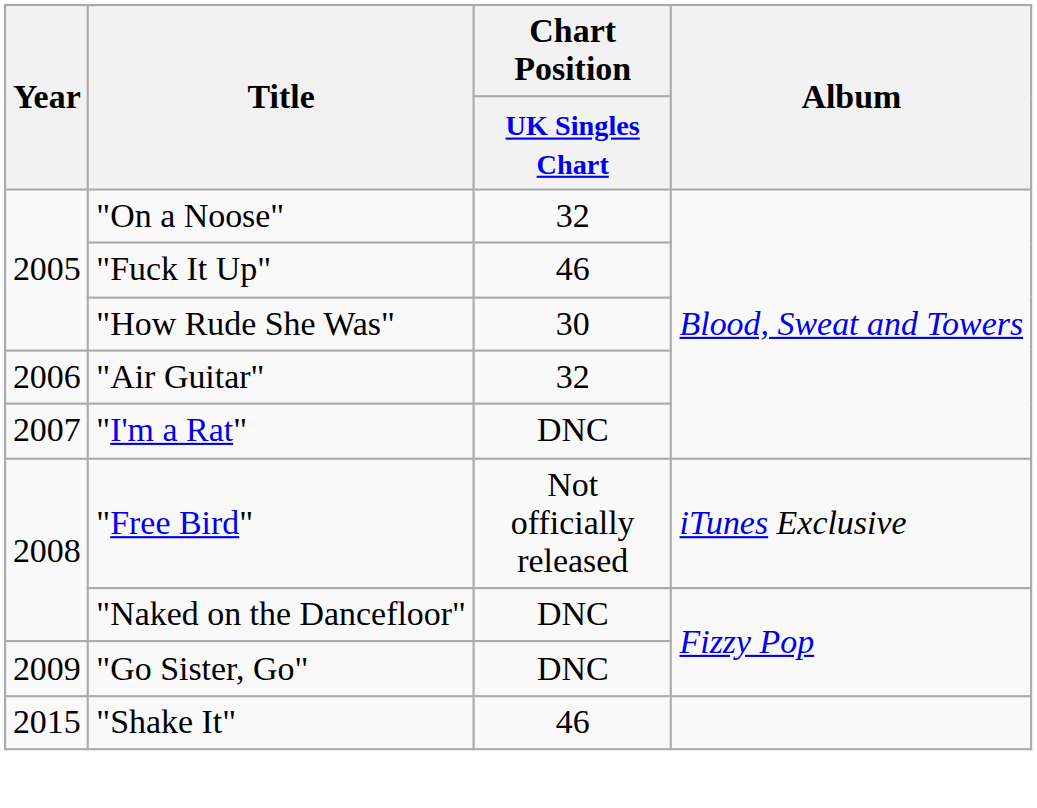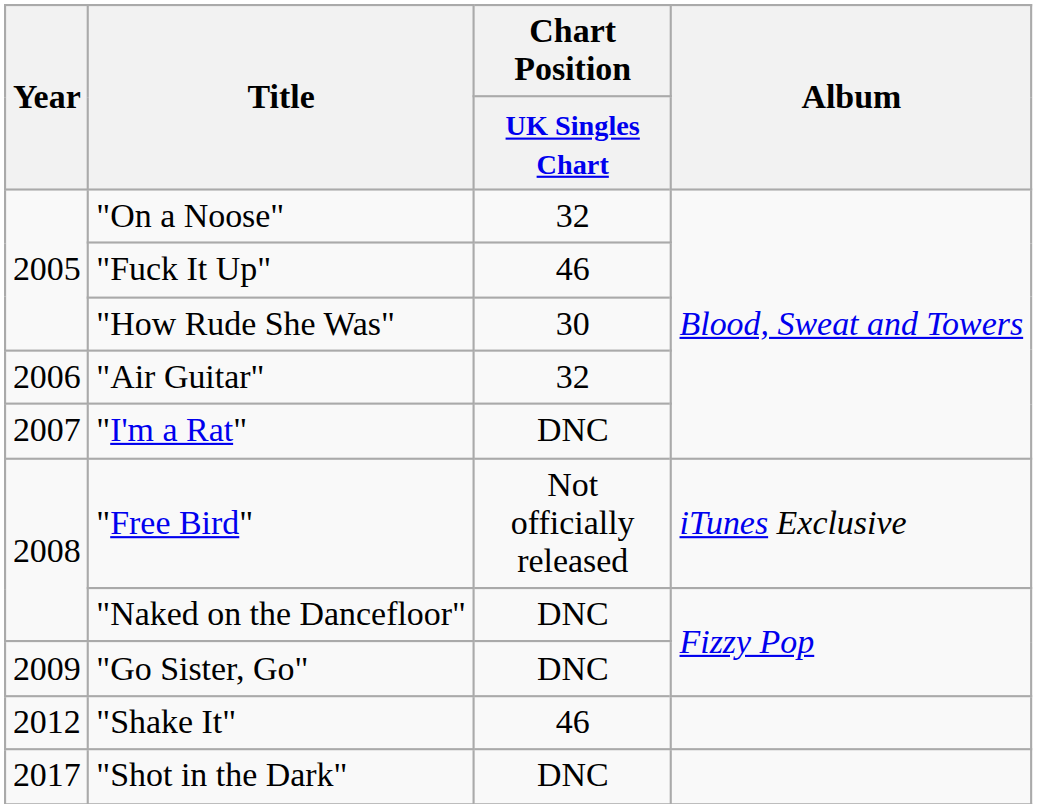(47, 721) 2015 -> (47, 721) 2012
+ row: (222, 775)
